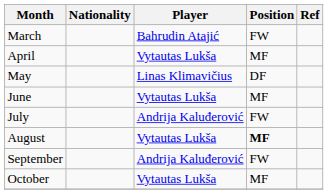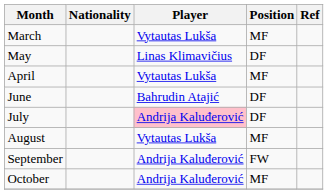(178, 35) Bahrudin Atajić -> (176, 35) Vytautas Lukša
(259, 35) FW -> (259, 35) MF
rows swapped: (21, 55) <-> (19, 76)
(176, 96) Vytautas Lukša -> (178, 96) Bahrudin Atajić
(259, 96) MF -> (258, 96) DF
(190, 117) no background -> (190, 117) pink background
(259, 117) FW -> (258, 117) DF
(260, 138) bold -> (259, 138) normal
(176, 179) Vytautas Lukša -> (190, 179) Andrija Kaluđerović
